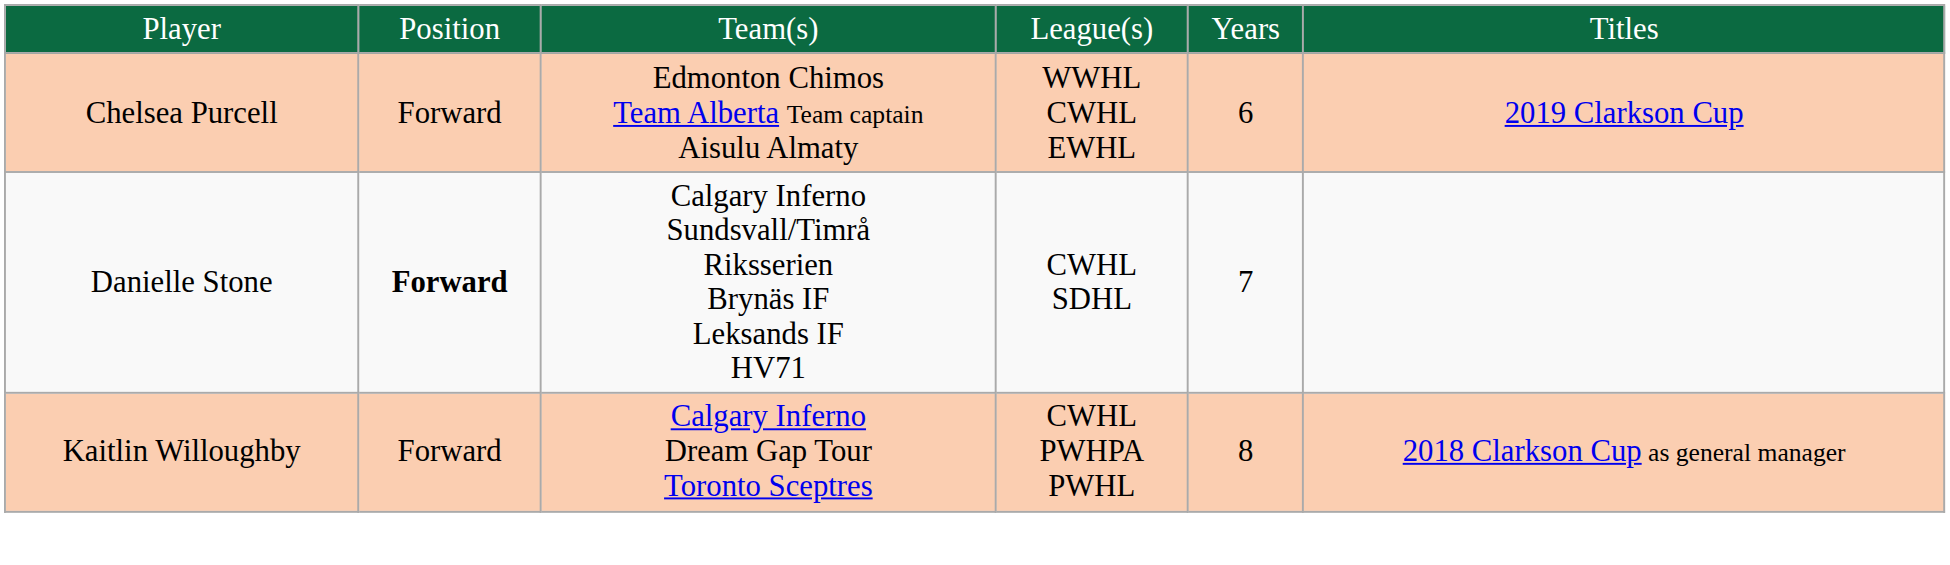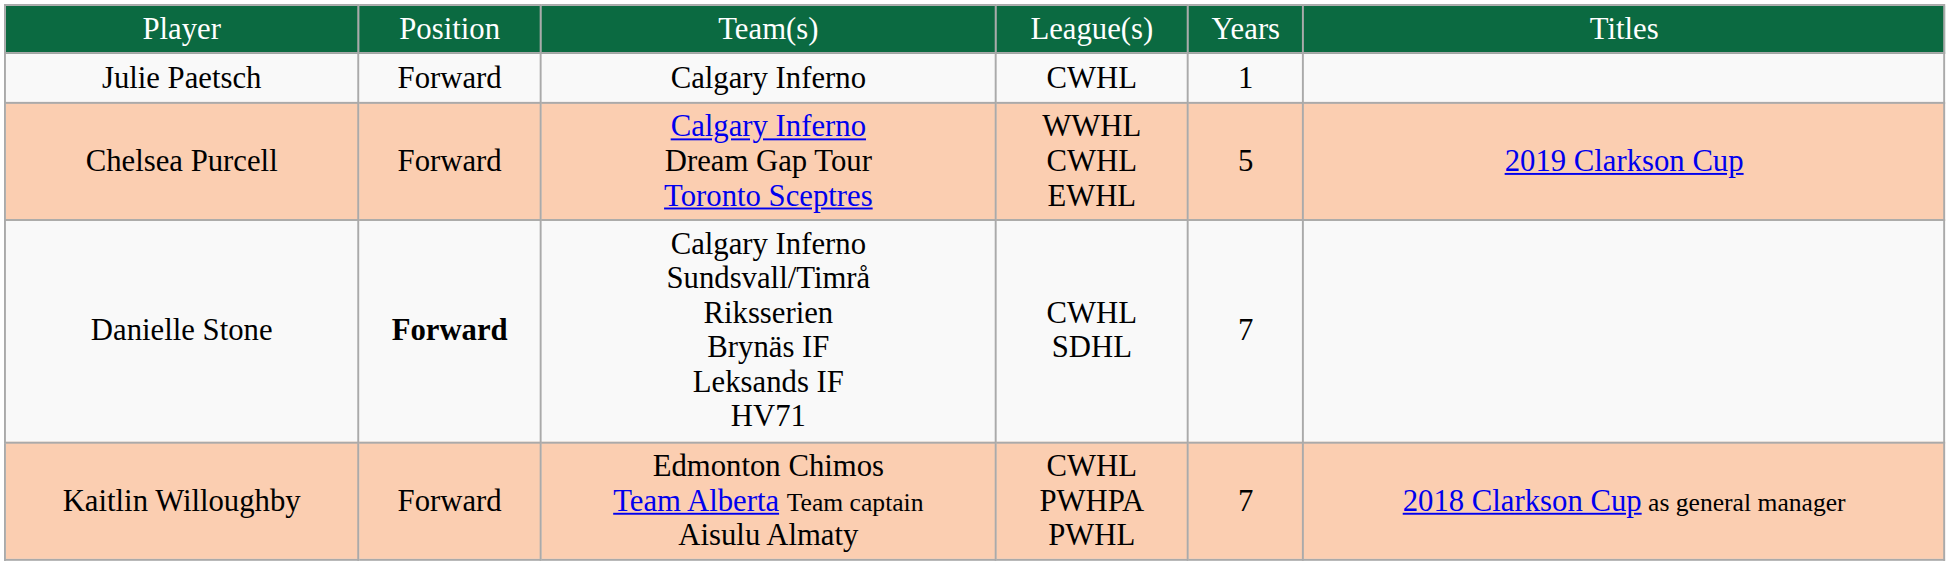+ row: (182, 77)
(768, 112) Edmonton Chimos Team Alberta Team captain Aisulu Almaty -> (768, 160) Calgary Inferno Dream Gap Tour Toronto Sceptres
(1246, 112) 6 -> (1246, 160) 5
(768, 451) Calgary Inferno Dream Gap Tour Toronto Sceptres -> (768, 500) Edmonton Chimos Team Alberta Team captain Aisulu Almaty
(1246, 451) 8 -> (1246, 500) 7
